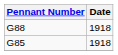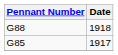(100, 43) 1918 -> (100, 43) 1917
